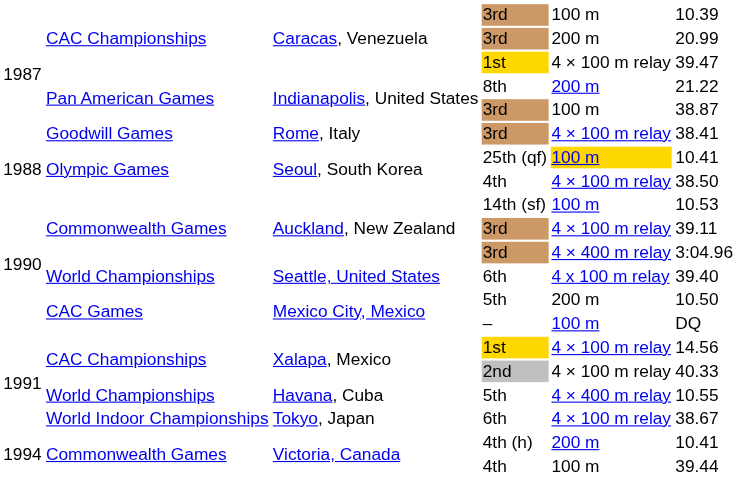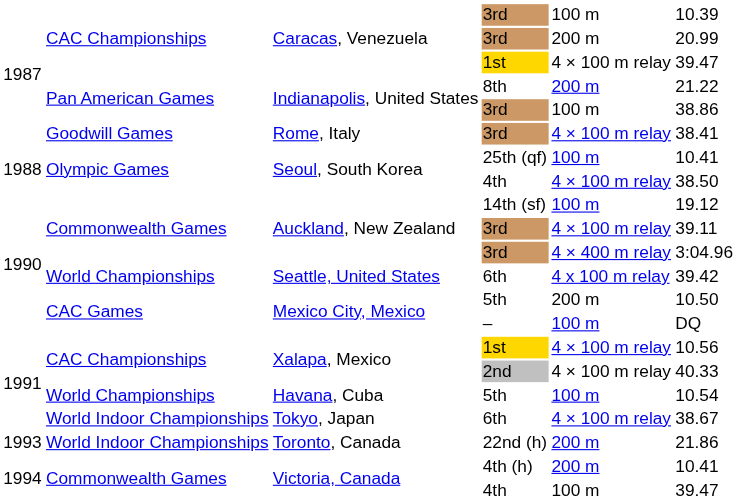(697, 109) 38.87 -> (697, 109) 38.86
(575, 157) gold background -> (575, 157) no background
(697, 205) 10.53 -> (697, 205) 19.12
(697, 276) 39.40 -> (697, 276) 39.42
(697, 347) 14.56 -> (697, 347) 10.56
(611, 395) 4 × 400 m relay -> (575, 395) 100 m
(697, 395) 10.55 -> (697, 395) 10.54
+ row: (337, 442)
(697, 466) 39.44 -> (697, 490) 39.47
